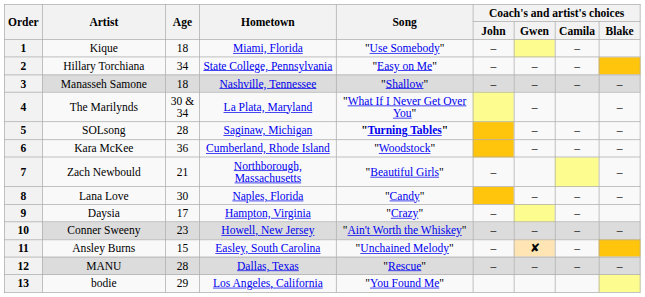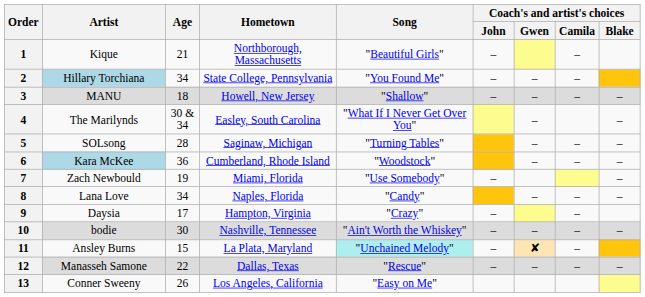(182, 48) 18 -> (182, 54) 21
(268, 48) Miami, Florida -> (268, 54) Northborough, Massachusetts
(405, 48) "Use Somebody" -> (405, 54) "Beautiful Girls"
(104, 66) no background -> (104, 78) lightblue background
(405, 66) "Easy on Me" -> (405, 78) "You Found Me"
(104, 83) Manasseh Samone -> (104, 96) MANU
(268, 83) Nashville, Tennessee -> (268, 96) Howell, New Jersey
(268, 107) La Plata, Maryland -> (268, 119) Easley, South Carolina
(405, 131) bold -> (405, 143) normal
(104, 148) no background -> (104, 160) lightblue background
(182, 172) 21 -> (182, 178) 19
(268, 172) Northborough, Massachusetts -> (268, 178) Miami, Florida
(405, 172) "Beautiful Girls" -> (405, 178) "Use Somebody"
(182, 196) 30 -> (182, 196) 34
(104, 231) Conner Sweeny -> (104, 231) bodie
(182, 231) 23 -> (182, 231) 30
(268, 231) Howell, New Jersey -> (268, 231) Nashville, Tennessee
(268, 248) Easley, South Carolina -> (268, 248) La Plata, Maryland
(405, 248) no background -> (405, 248) paleturquoise background
(104, 266) MANU -> (104, 266) Manasseh Samone
(182, 266) 28 -> (182, 266) 22
(104, 283) bodie -> (104, 283) Conner Sweeny
(182, 283) 29 -> (182, 283) 26
(405, 283) "You Found Me" -> (405, 283) "Easy on Me"
